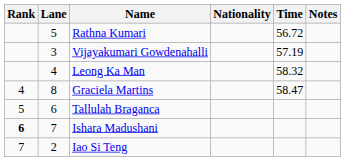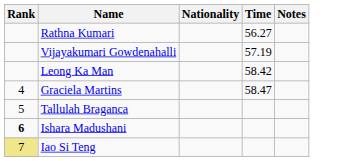- column: (54, 14)
(290, 33) 56.72 -> (258, 33) 56.27
(290, 71) 58.32 -> (258, 71) 58.42
(21, 147) no background -> (21, 147) khaki background
